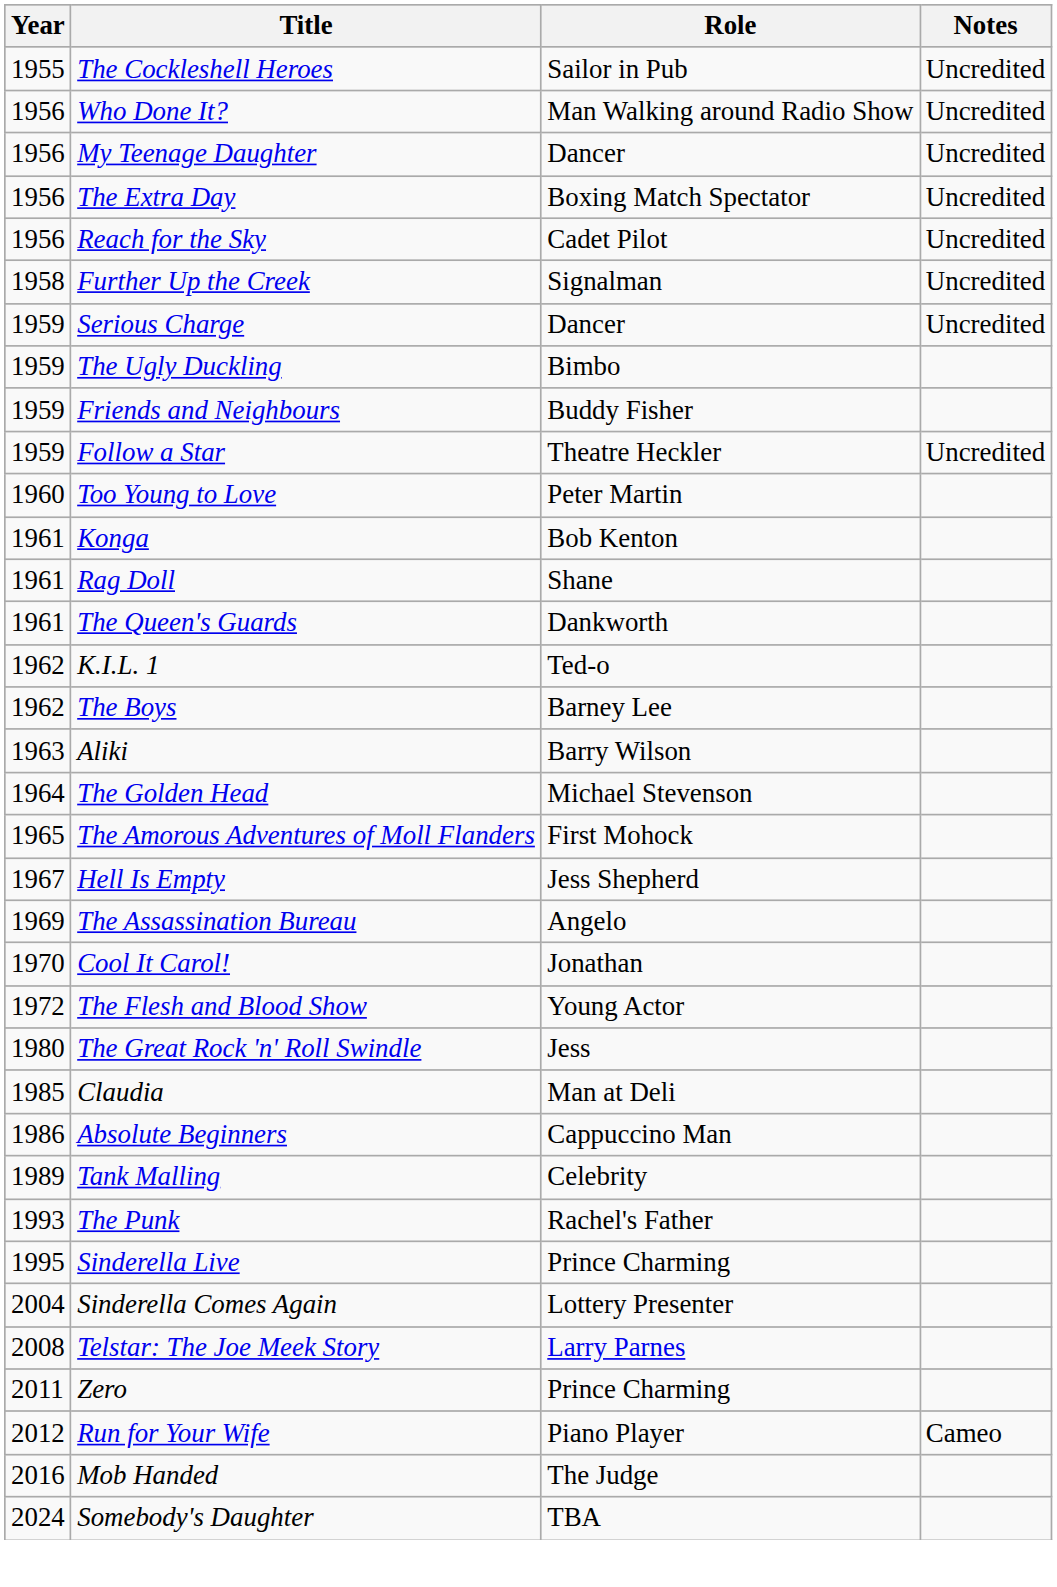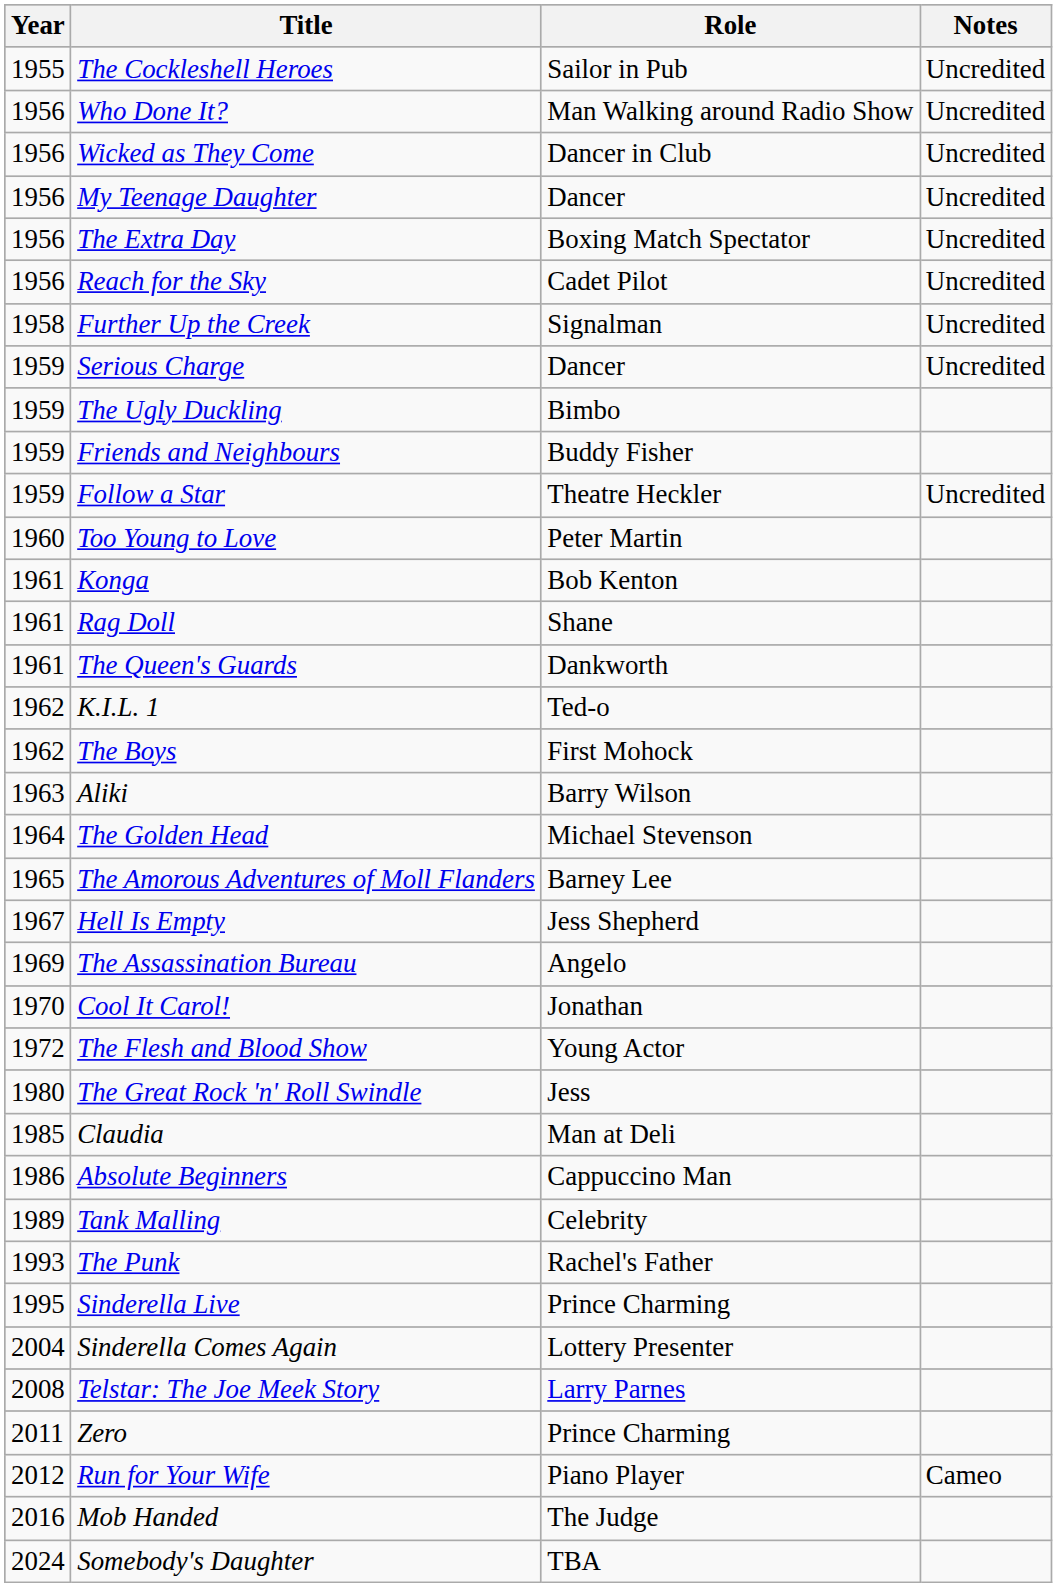+ row: (196, 153)
(610, 707) Barney Lee -> (620, 750) First Mohock
(620, 835) First Mohock -> (610, 878) Barney Lee
